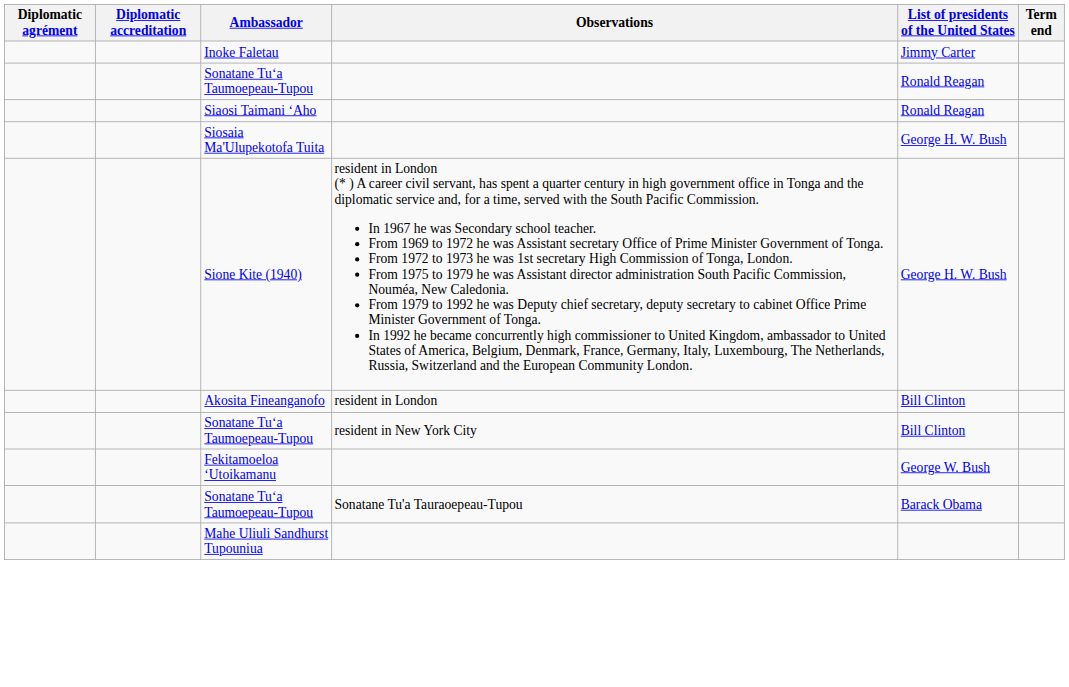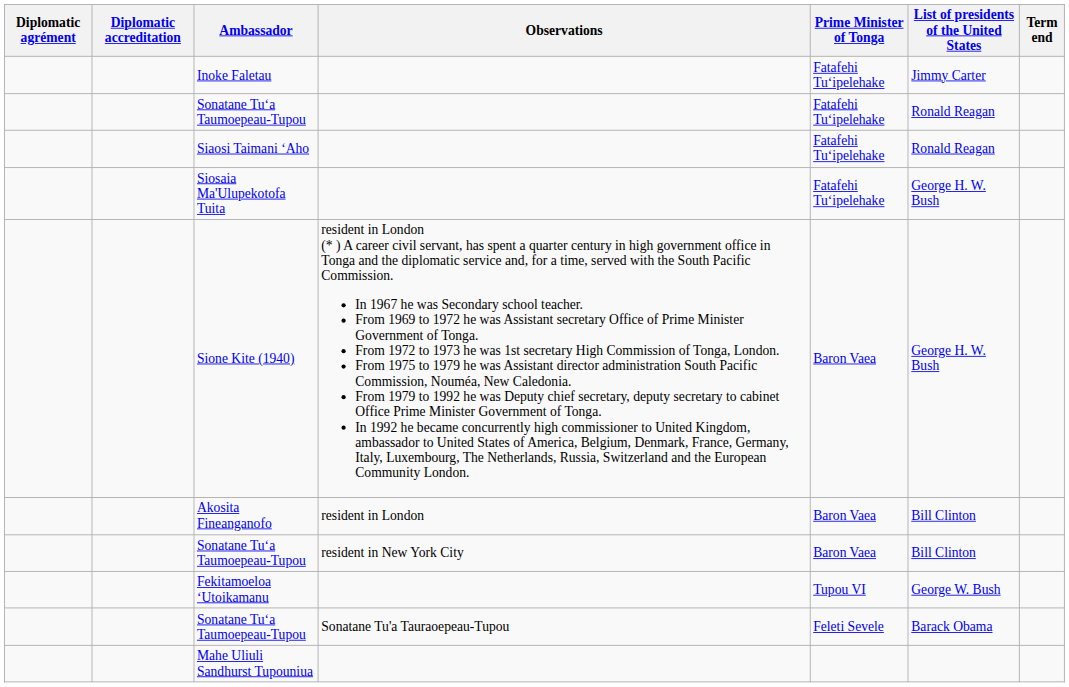+ column: (859, 30)
